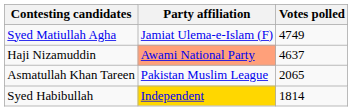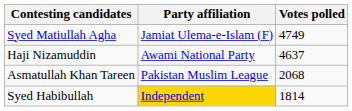(198, 55) lightsalmon background -> (198, 55) no background
(292, 75) 2065 -> (292, 75) 2068
